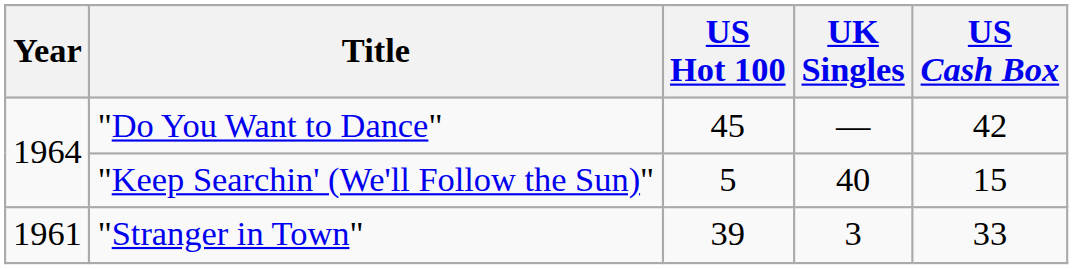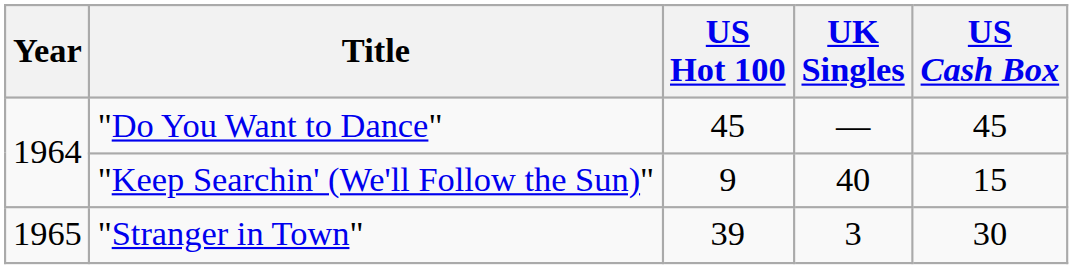(990, 125) 42 -> (990, 125) 45
(728, 179) 5 -> (728, 179) 9
(47, 234) 1961 -> (47, 234) 1965
(990, 234) 33 -> (990, 234) 30
